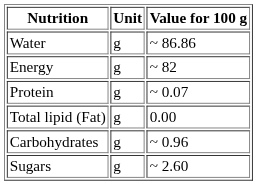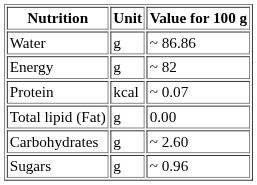(117, 92) g -> (126, 92) kcal
(169, 141) ~ 0.96 -> (169, 141) ~ 2.60
(169, 166) ~ 2.60 -> (169, 166) ~ 0.96
